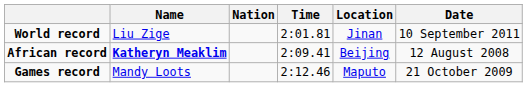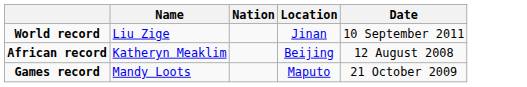- column: (306, 14)
(170, 53) bold -> (170, 53) normal
